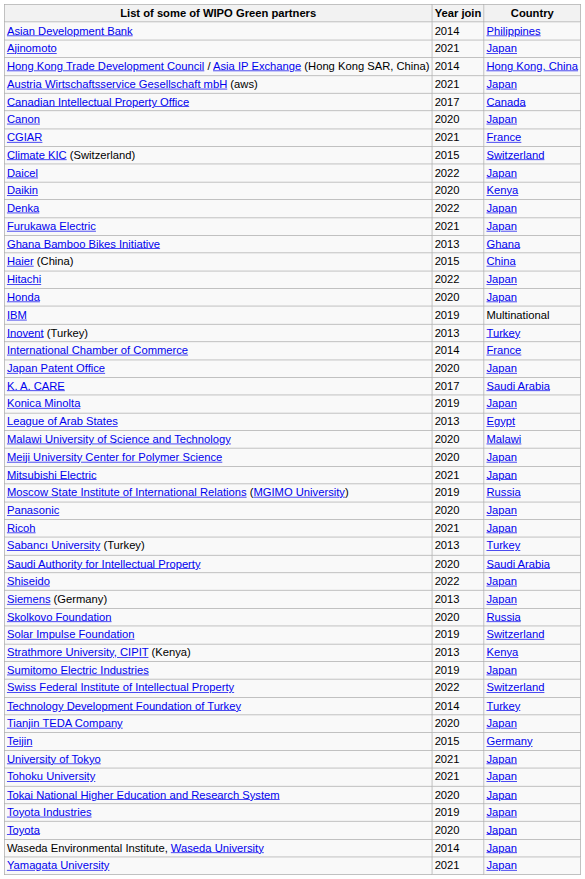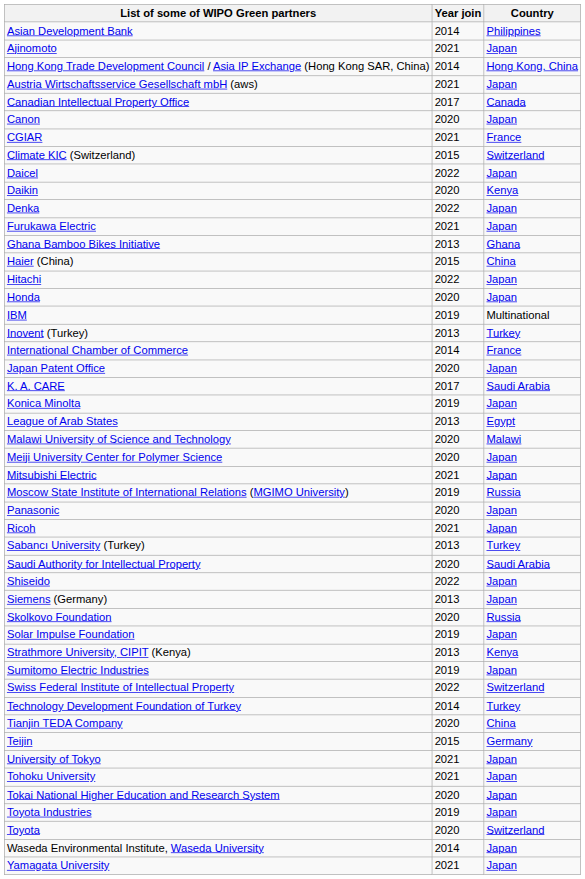(515, 635) Switzerland -> (502, 635) Japan
(502, 723) Japan -> (501, 723) China
(502, 830) Japan -> (515, 830) Switzerland
